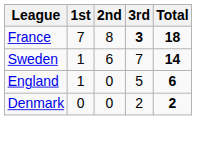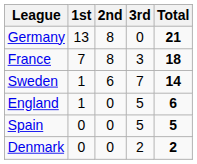+ row: (36, 37)
(139, 37) bold -> (140, 59) normal
+ row: (25, 125)
